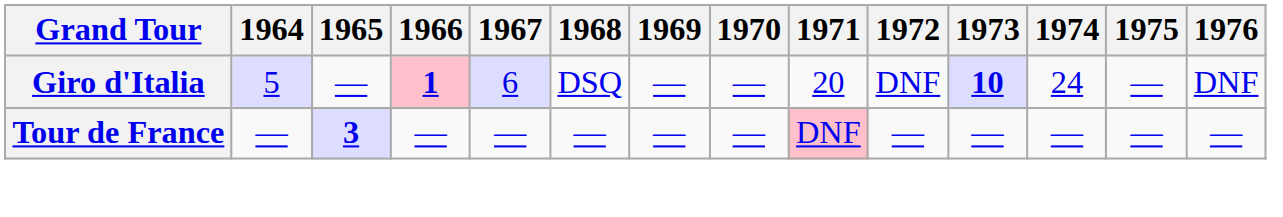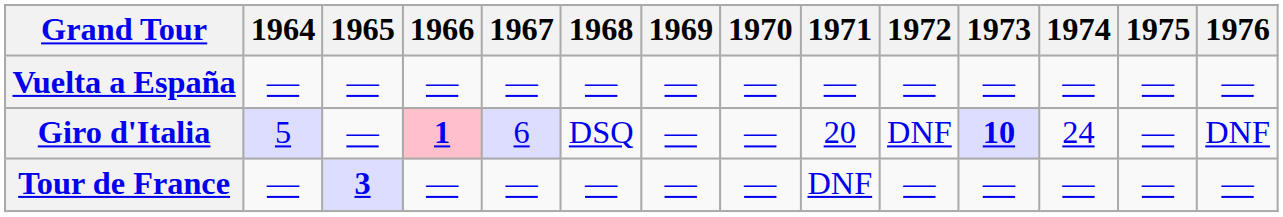+ row: (124, 81)
(828, 132) pink background -> (840, 183) no background
